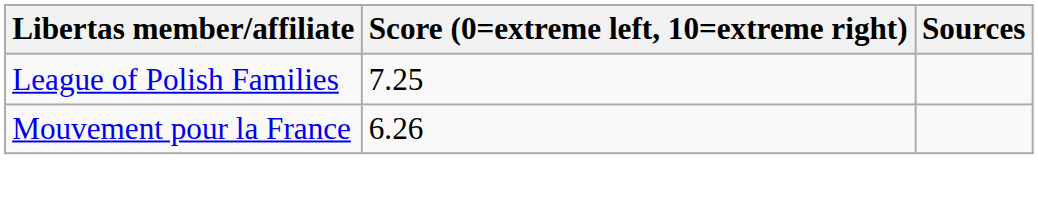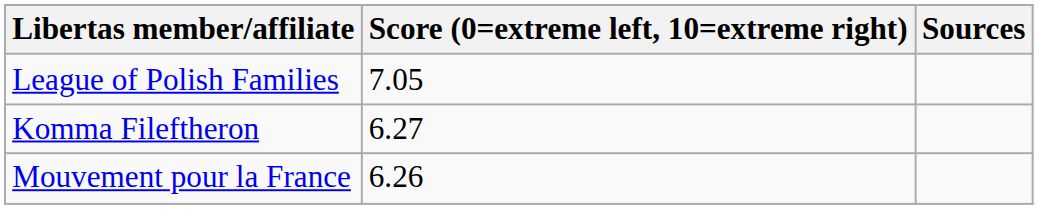(396, 78) 7.25 -> (396, 78) 7.05
+ row: (136, 128)
